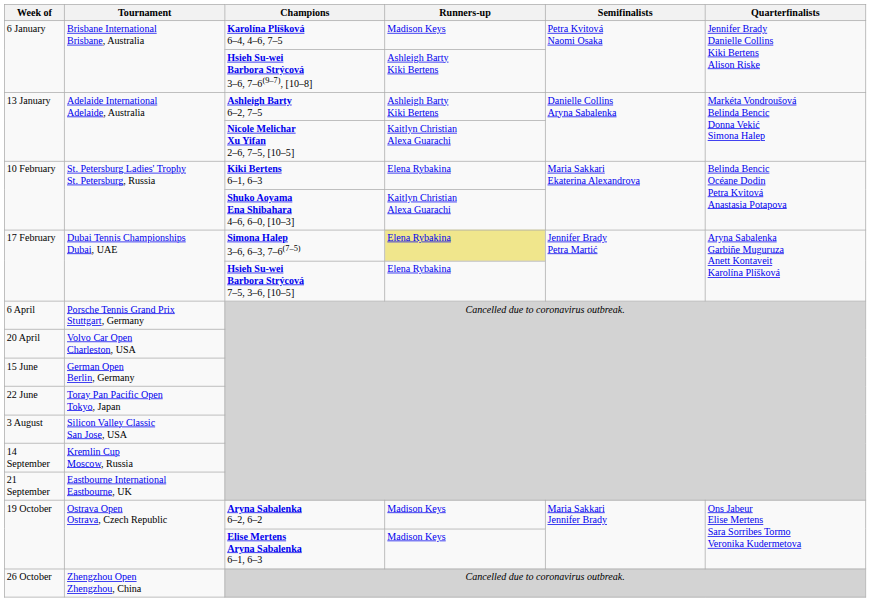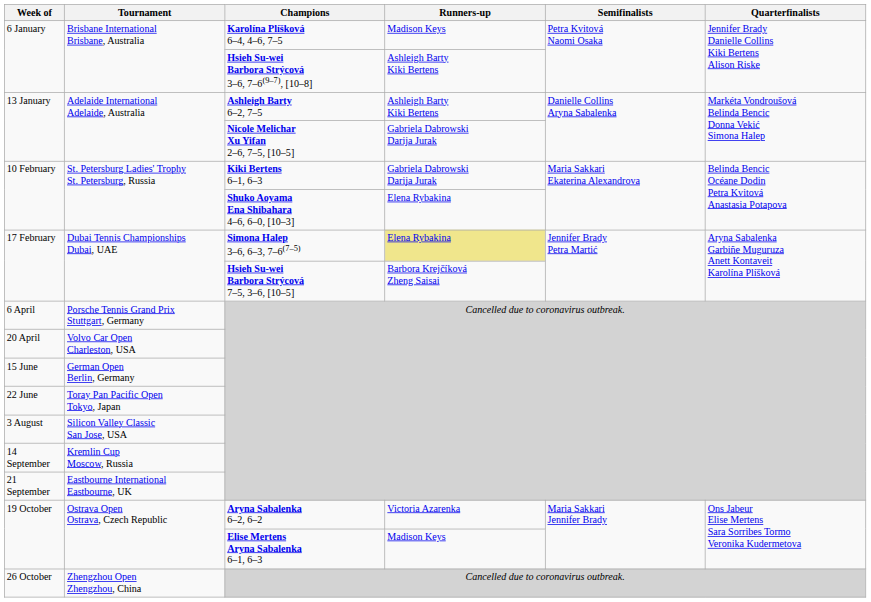(422, 134) Kaitlyn Christian Alexa Guarachi -> (428, 134) Gabriela Dabrowski Darija Jurak
(419, 169) Elena Rybakina -> (428, 174) Gabriela Dabrowski Darija Jurak
(422, 203) Kaitlyn Christian Alexa Guarachi -> (419, 197) Elena Rybakina
(419, 268) Elena Rybakina -> (427, 274) Barbora Krejčíková Zheng Saisai
(417, 508) Madison Keys -> (424, 508) Victoria Azarenka
